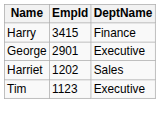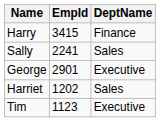+ row: (20, 51)
